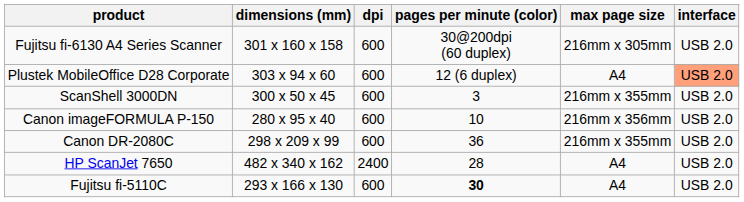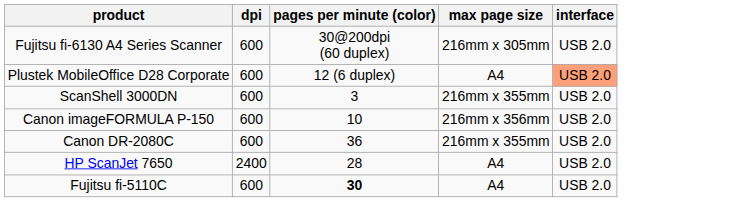- column: (293, 15)
